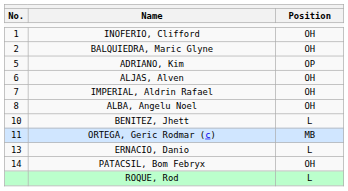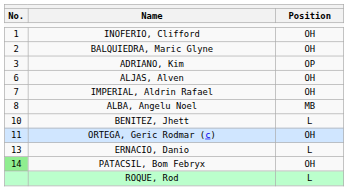(16, 63) 5 -> (16, 63) 3
(310, 106) OH -> (310, 106) MB
(310, 135) MB -> (310, 135) OH
(16, 164) no background -> (16, 164) lightgreen background
